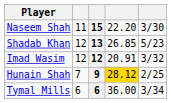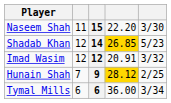(97, 44) 13 -> (97, 44) 14
(122, 44) no background -> (122, 44) gold background
